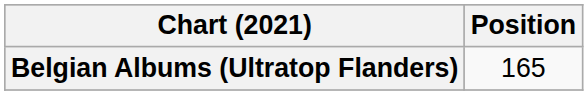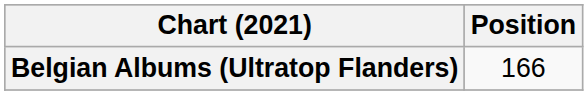(523, 68) 165 -> (523, 68) 166
